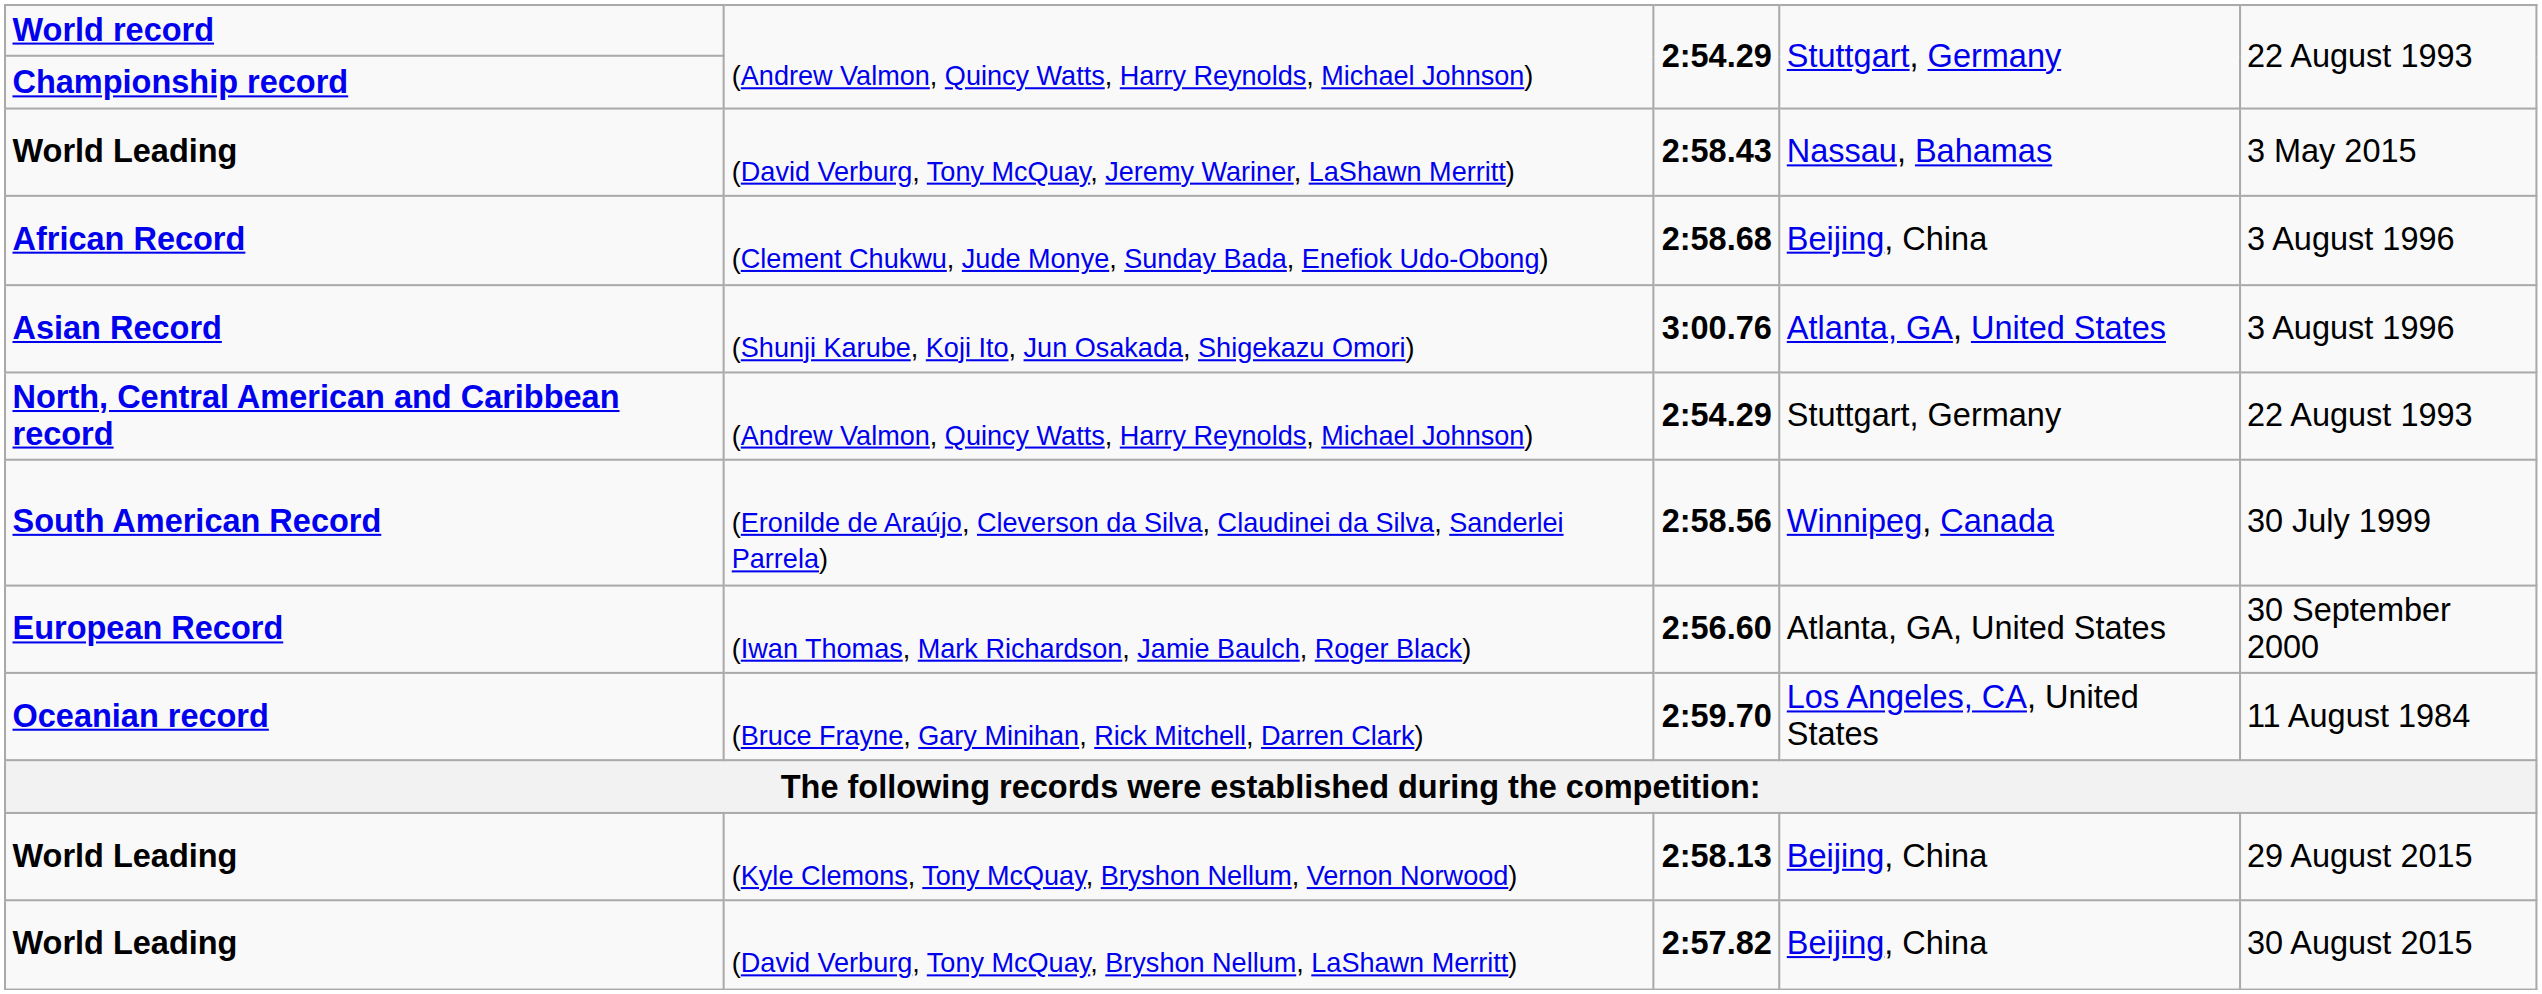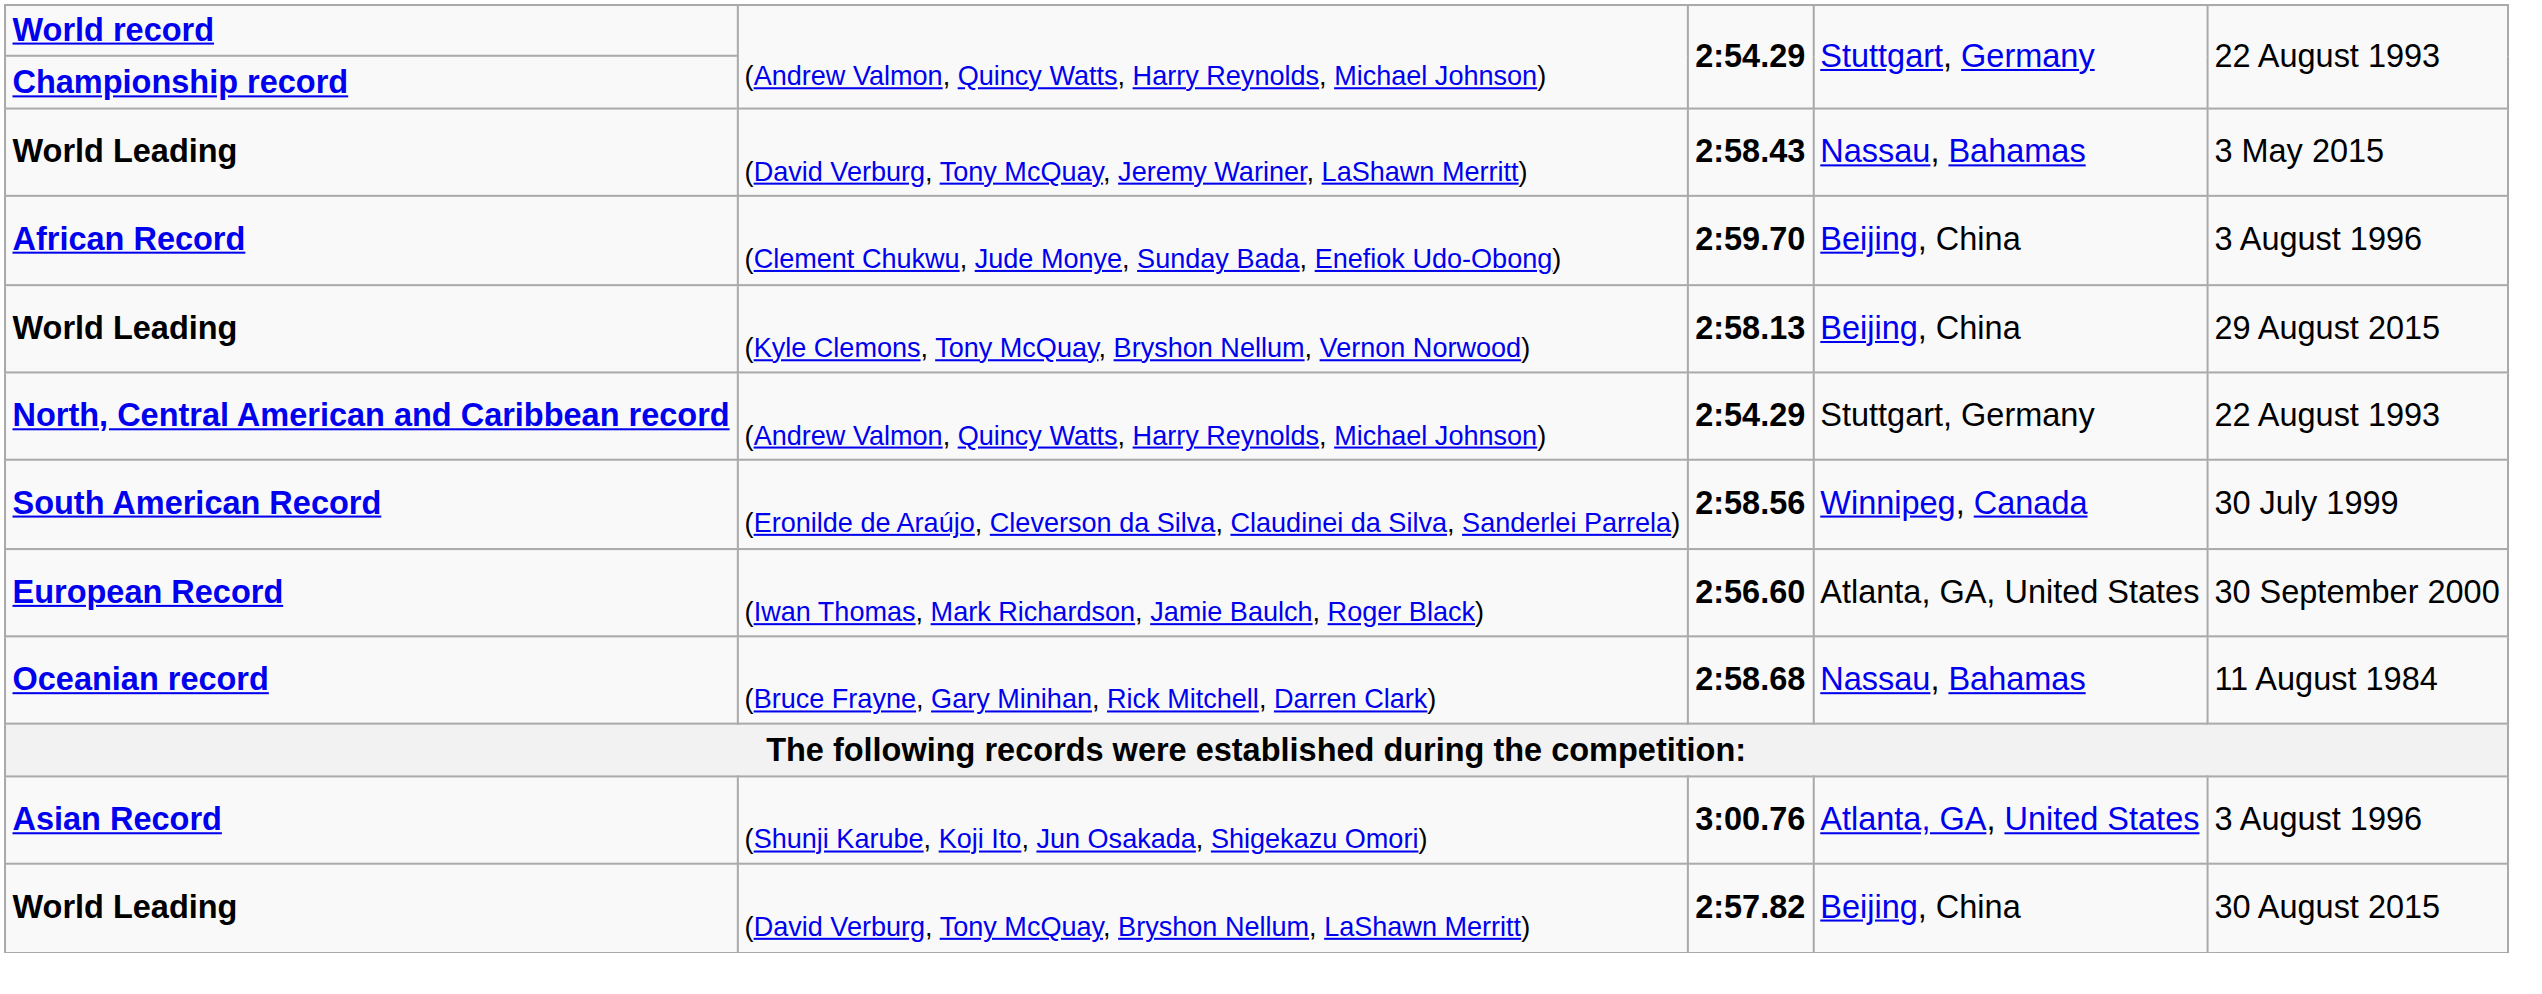(1717, 239) 2:58.68 -> (1750, 239) 2:59.70
rows swapped: (117, 327) <-> (125, 855)
(1717, 716) 2:59.70 -> (1750, 679) 2:58.68
(1963, 716) Los Angeles, CA, United States -> (1953, 679) Nassau, Bahamas
